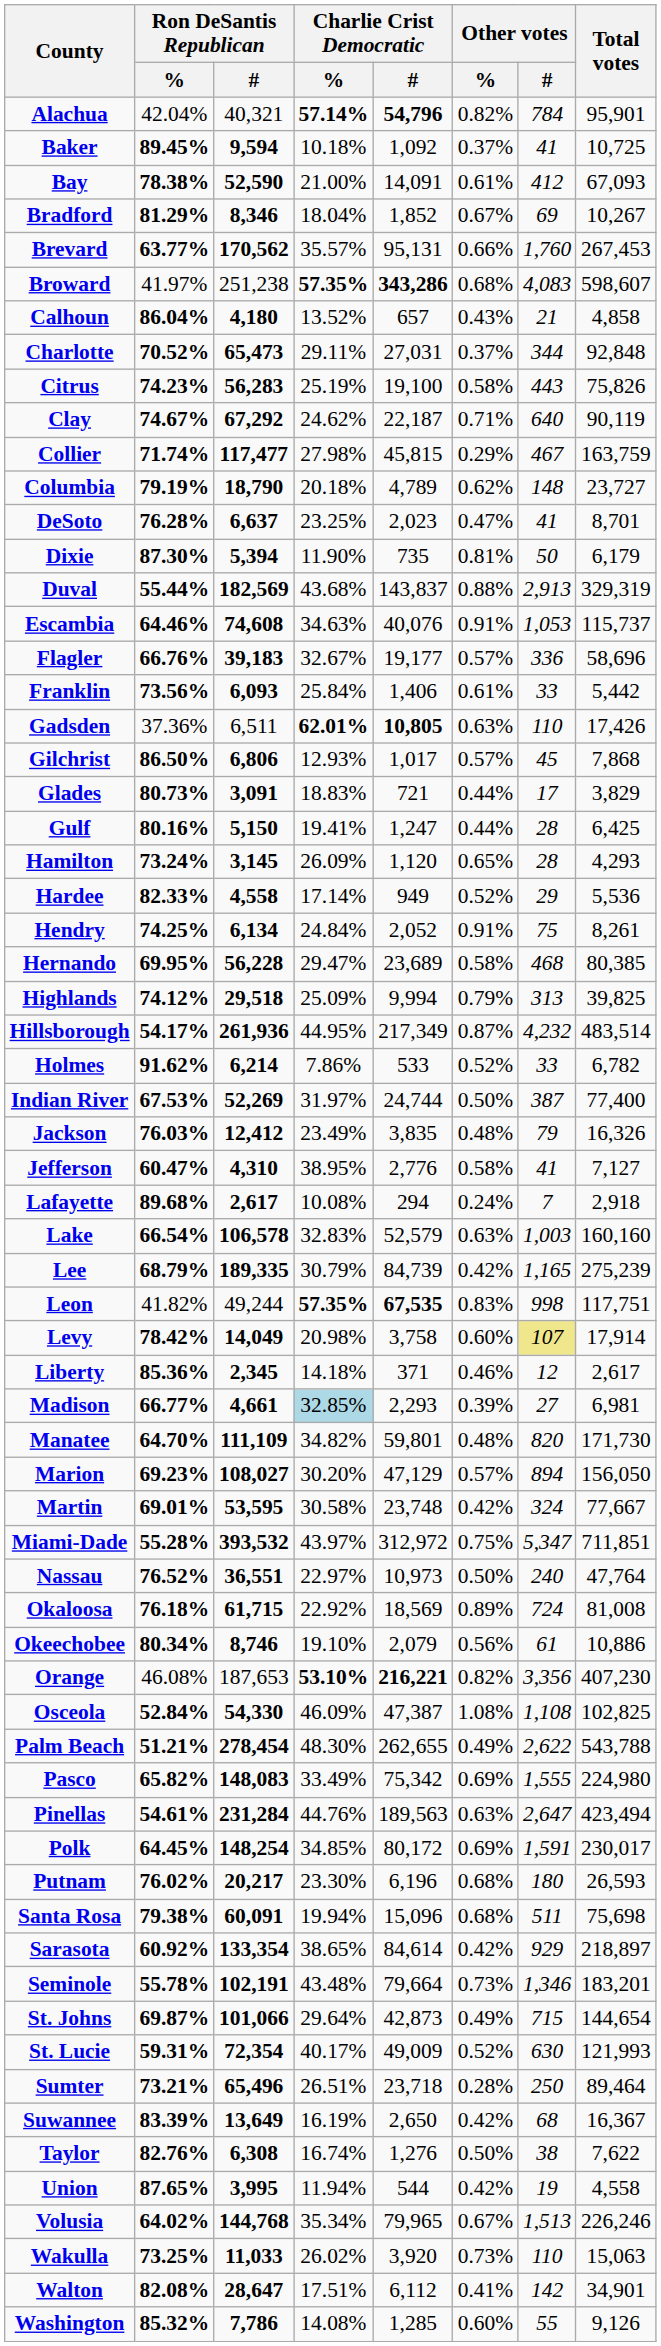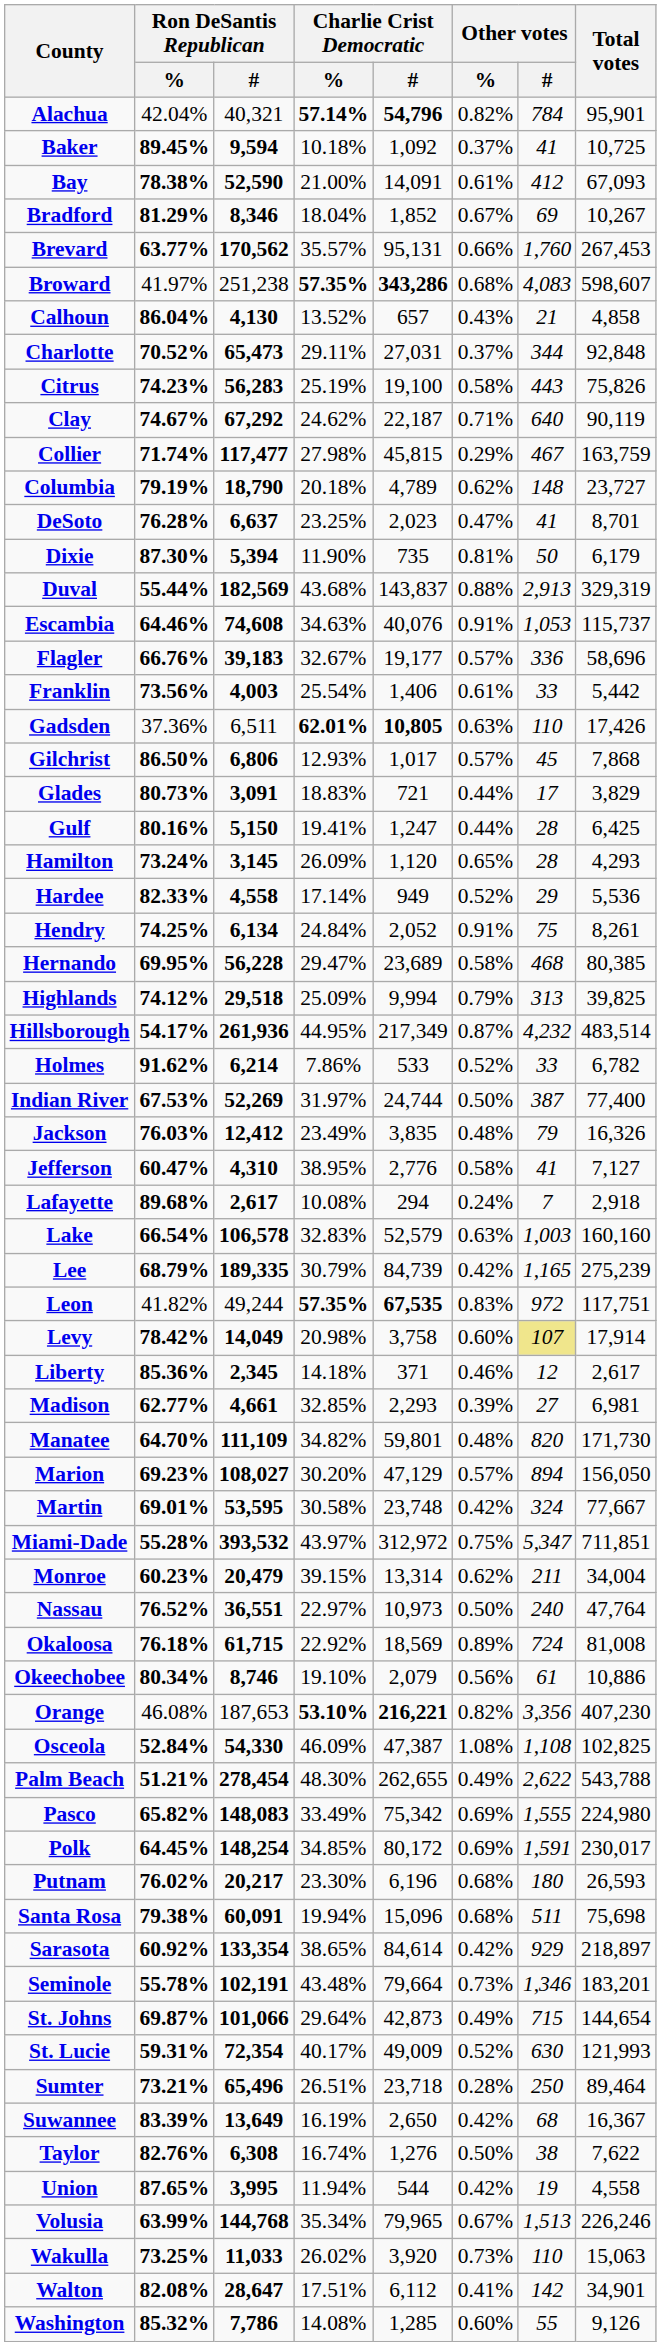(254, 317) 4,180 -> (254, 317) 4,130
(254, 691) 6,093 -> (254, 691) 4,003
(333, 691) 25.84% -> (333, 691) 25.54%
(547, 1303) 998 -> (547, 1303) 972
(174, 1405) 66.77% -> (174, 1405) 62.77%
(333, 1405) lightblue background -> (333, 1405) no background
+ row: (70, 1575)
- row: (70, 1813)
(174, 2221) 64.02% -> (174, 2221) 63.99%
